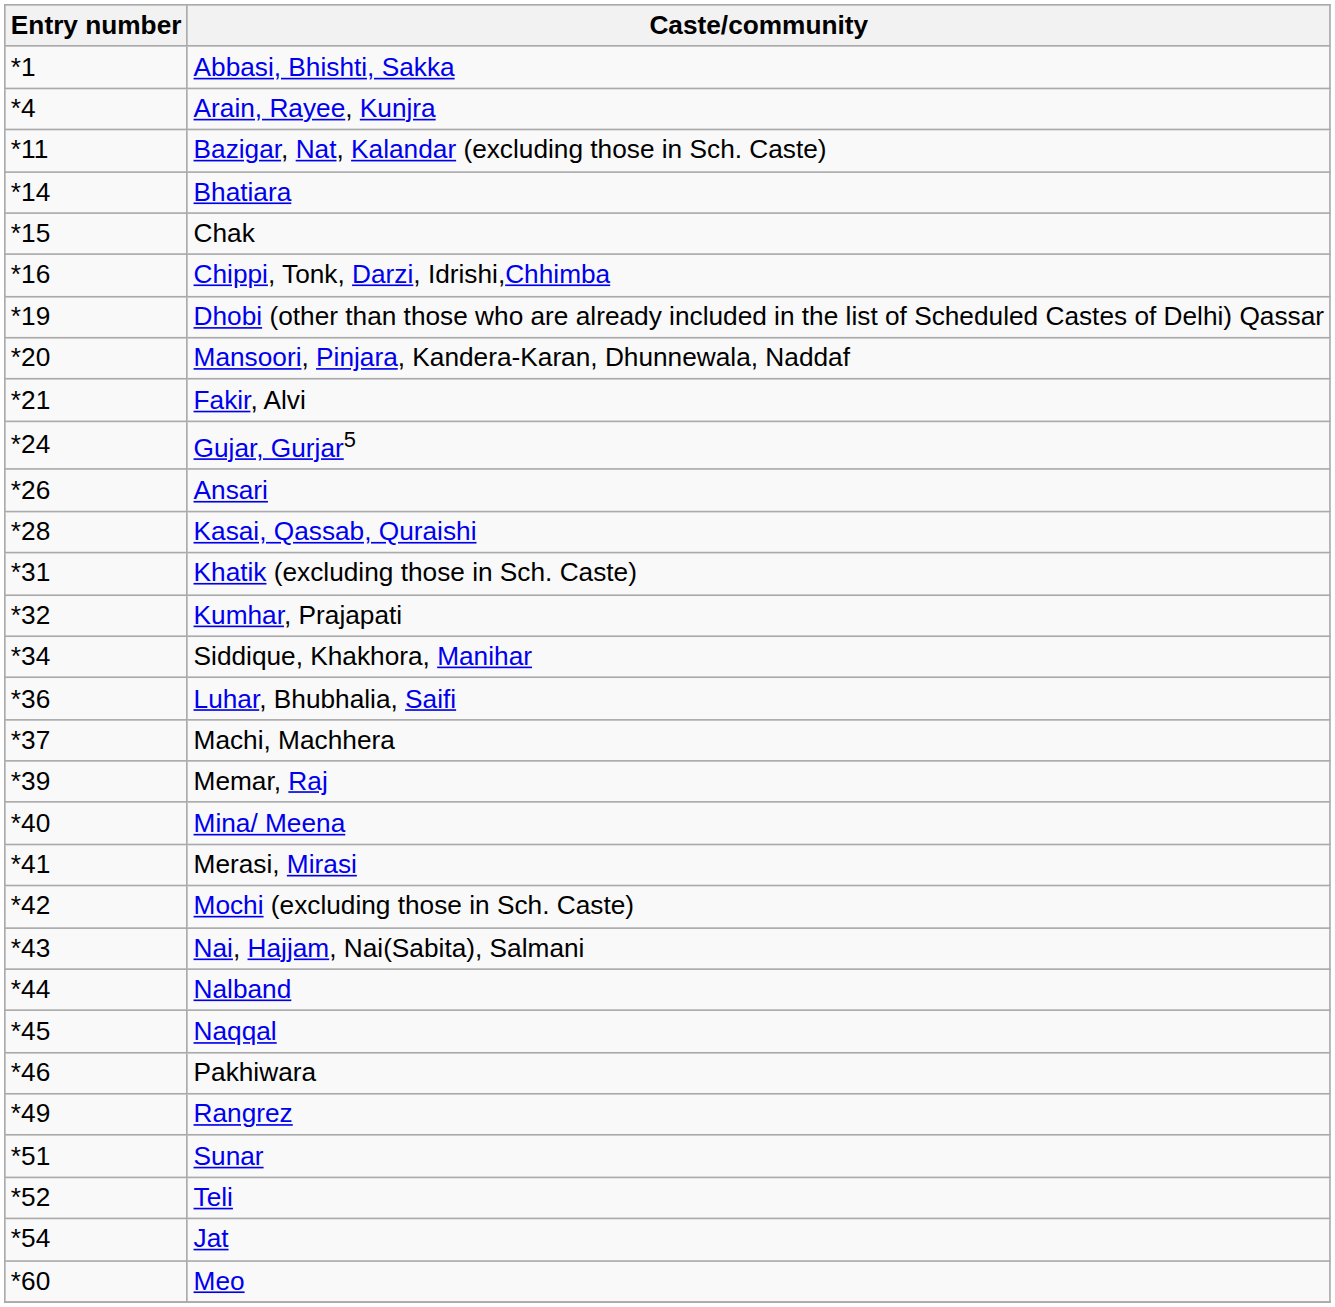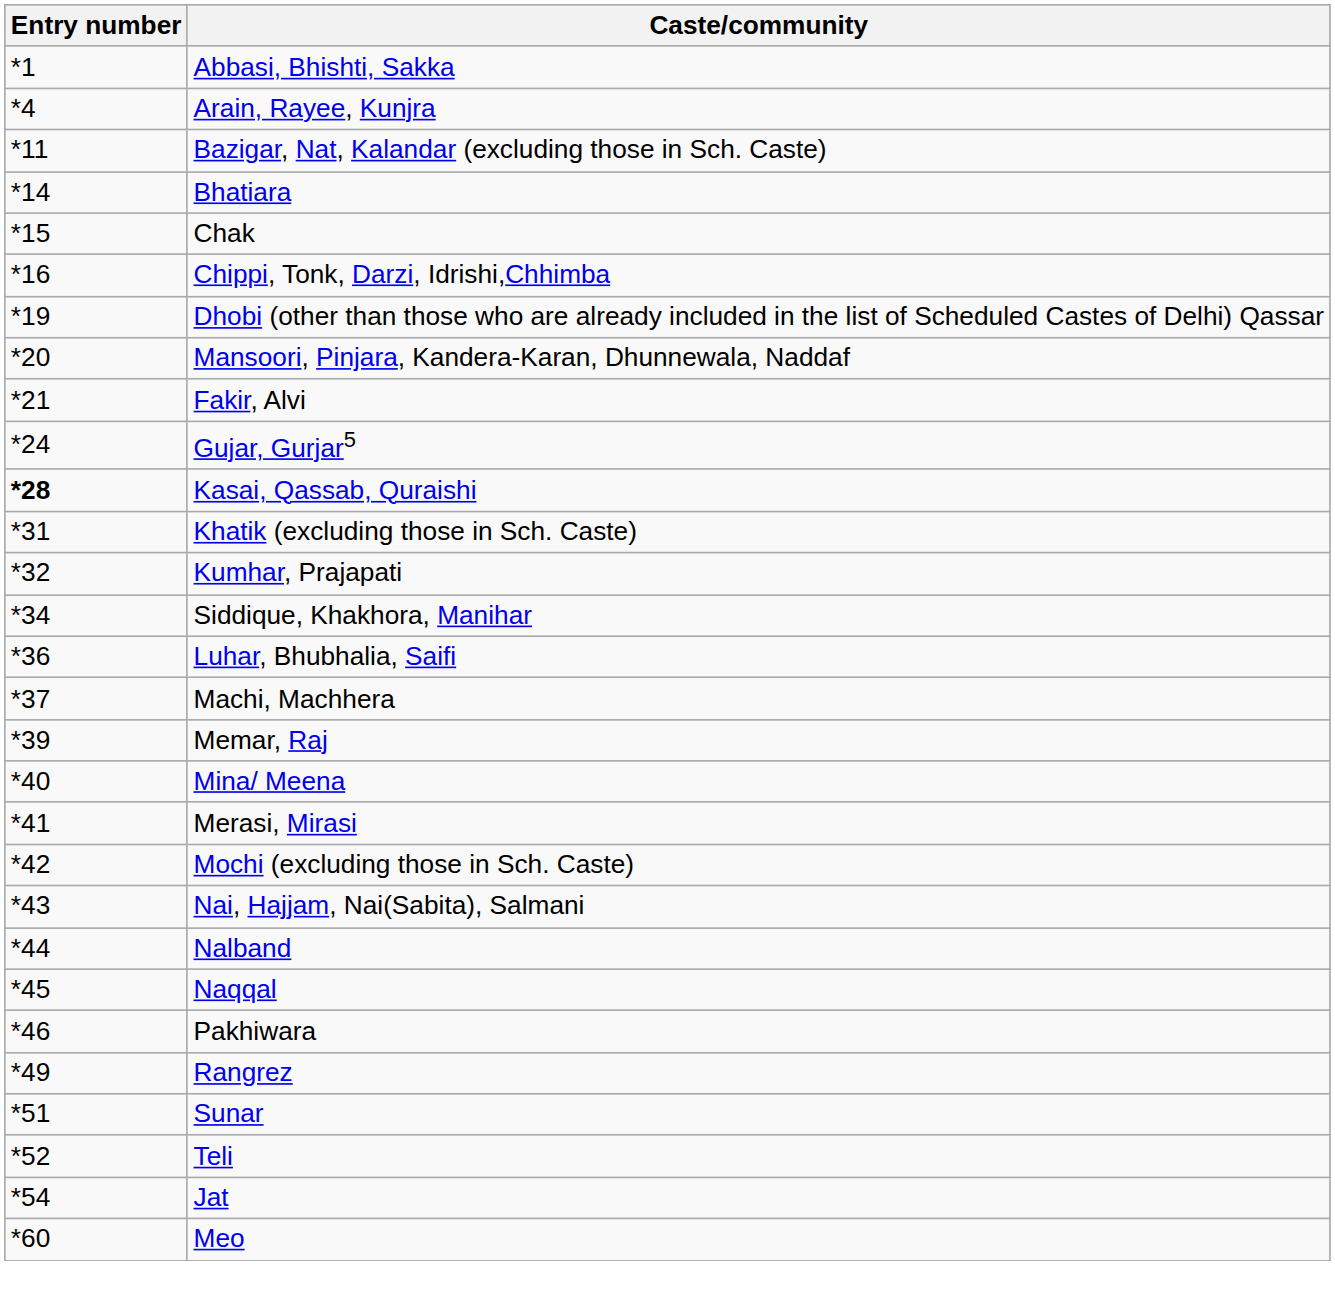- row: (231, 490)
(31, 531) normal -> (31, 490) bold
